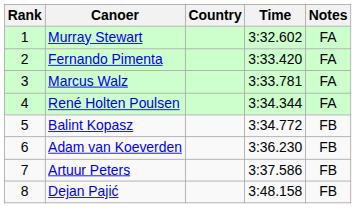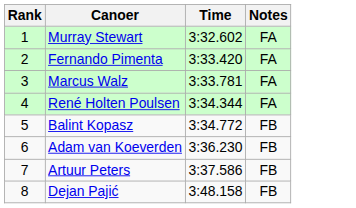- column: (215, 15)
